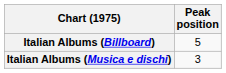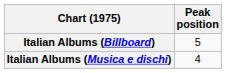(198, 59) 3 -> (198, 59) 4
